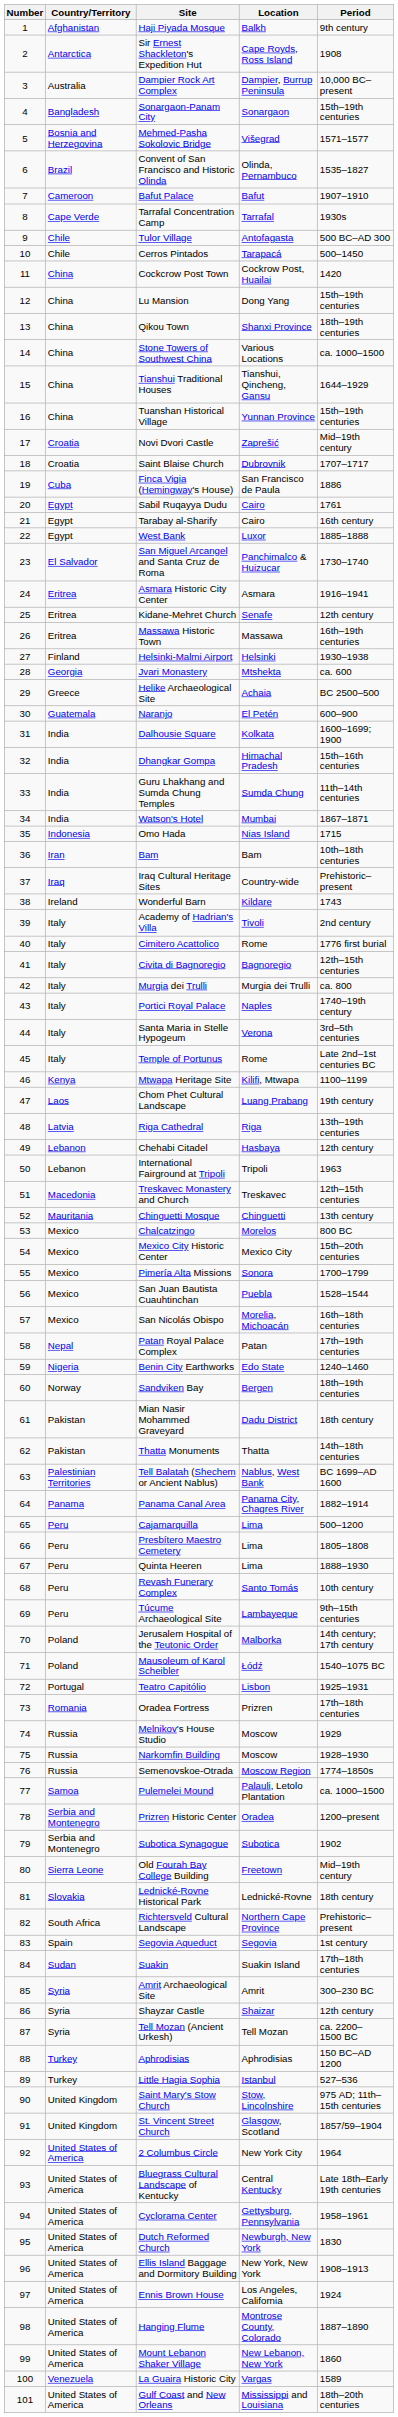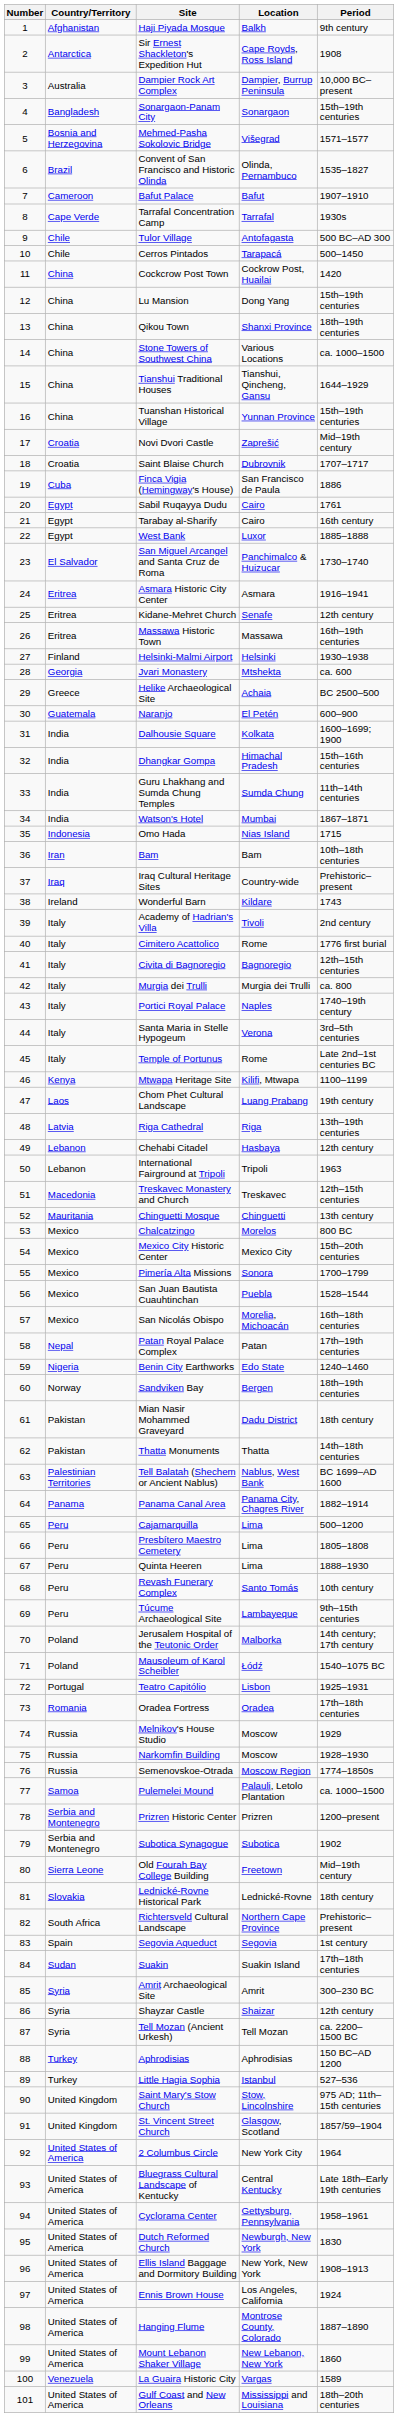(257, 1707) Prizren -> (258, 1707) Oradea
(258, 1817) Oradea -> (257, 1817) Prizren
